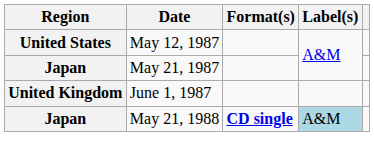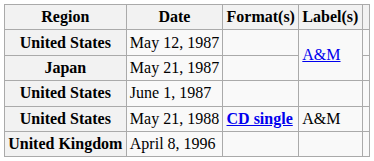(65, 93) United Kingdom -> (65, 93) United States
(65, 118) Japan -> (65, 118) United States
(321, 118) lightblue background -> (321, 118) no background
+ row: (173, 144)
